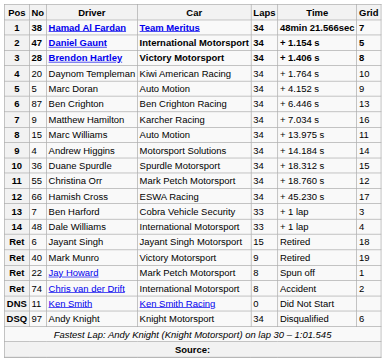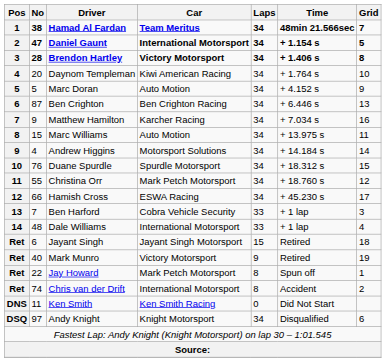(37, 165) 36 -> (37, 165) 76
